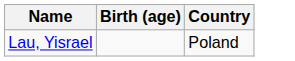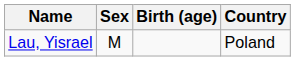+ column: (115, 17)
